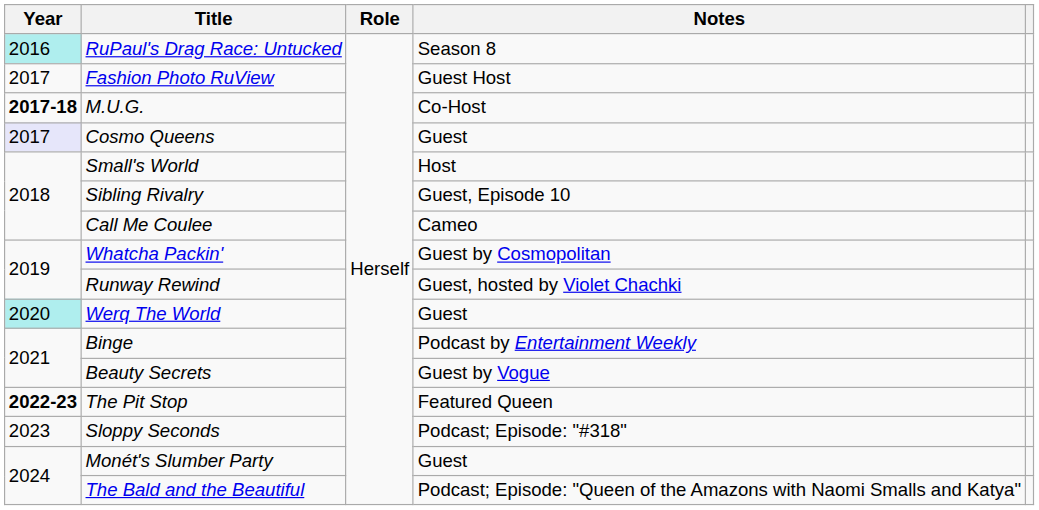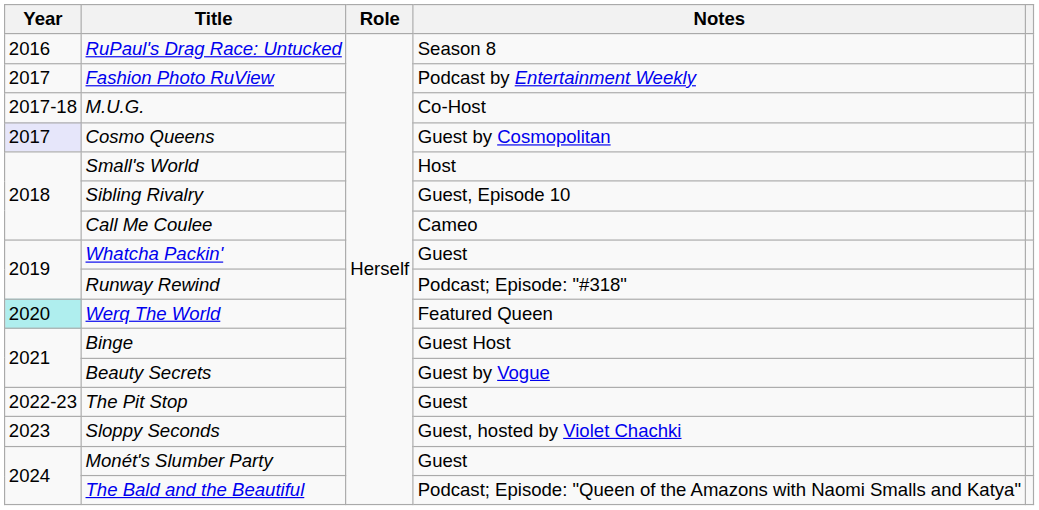(30, 48) paleturquoise background -> (30, 48) no background
(464, 78) Guest Host -> (557, 78) Podcast by Entertainment Weekly
(43, 107) bold -> (43, 107) normal
(442, 136) Guest -> (514, 136) Guest by Cosmopolitan
(514, 254) Guest by Cosmopolitan -> (442, 254) Guest
(550, 284) Guest, hosted by Violet Chachki -> (522, 284) Podcast; Episode: "#318"
(442, 313) Guest -> (485, 313) Featured Queen
(557, 343) Podcast by Entertainment Weekly -> (464, 343) Guest Host
(43, 401) bold -> (43, 401) normal
(485, 401) Featured Queen -> (442, 401) Guest
(522, 431) Podcast; Episode: "#318" -> (550, 431) Guest, hosted by Violet Chachki
